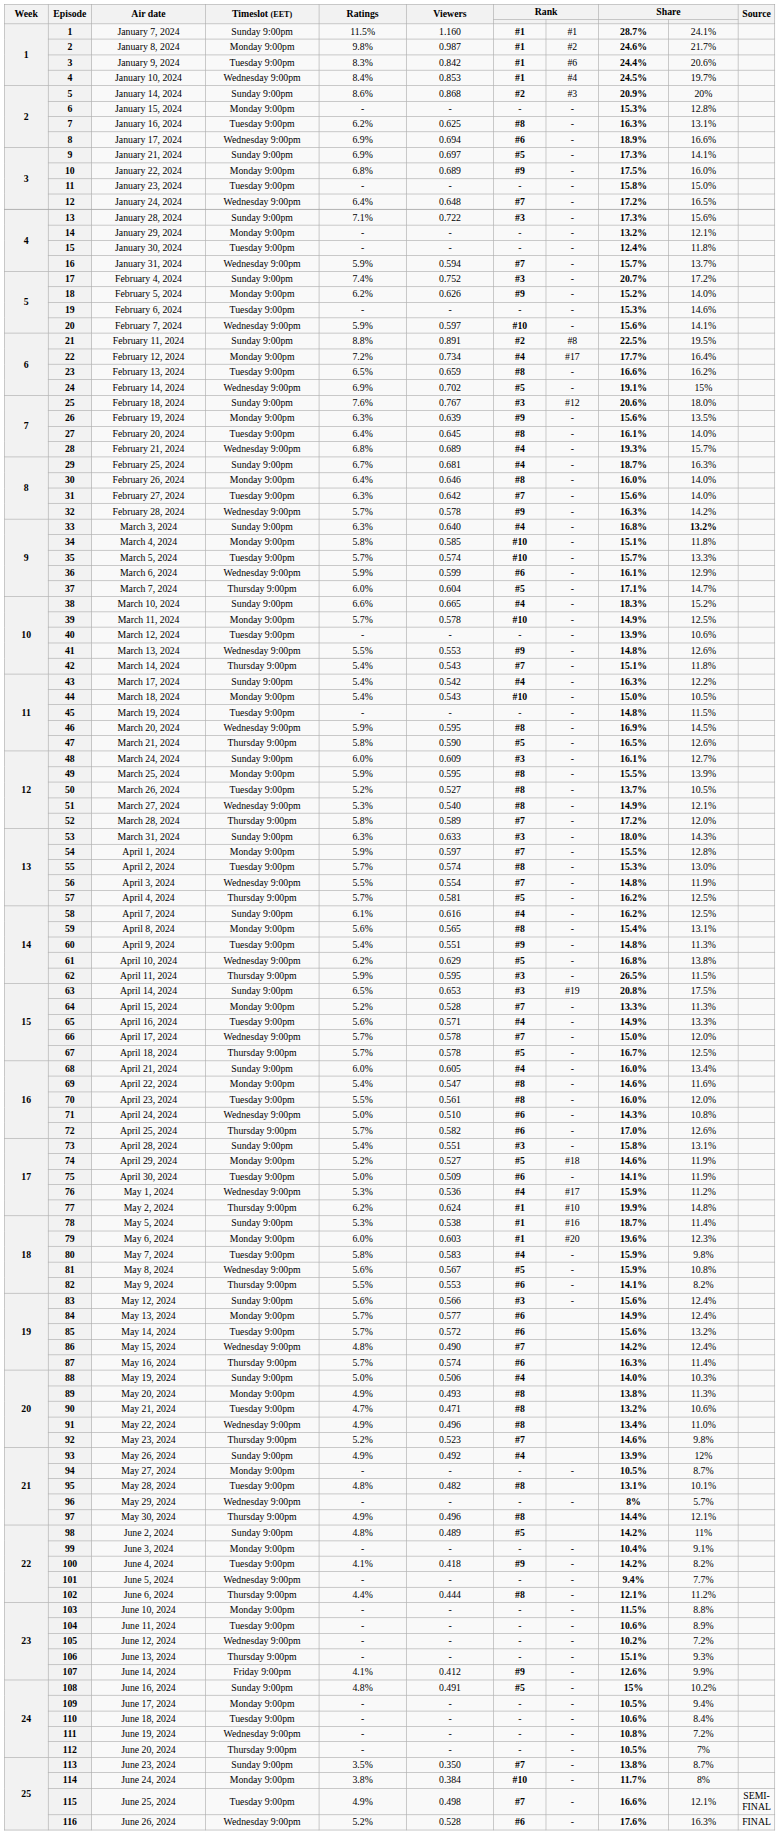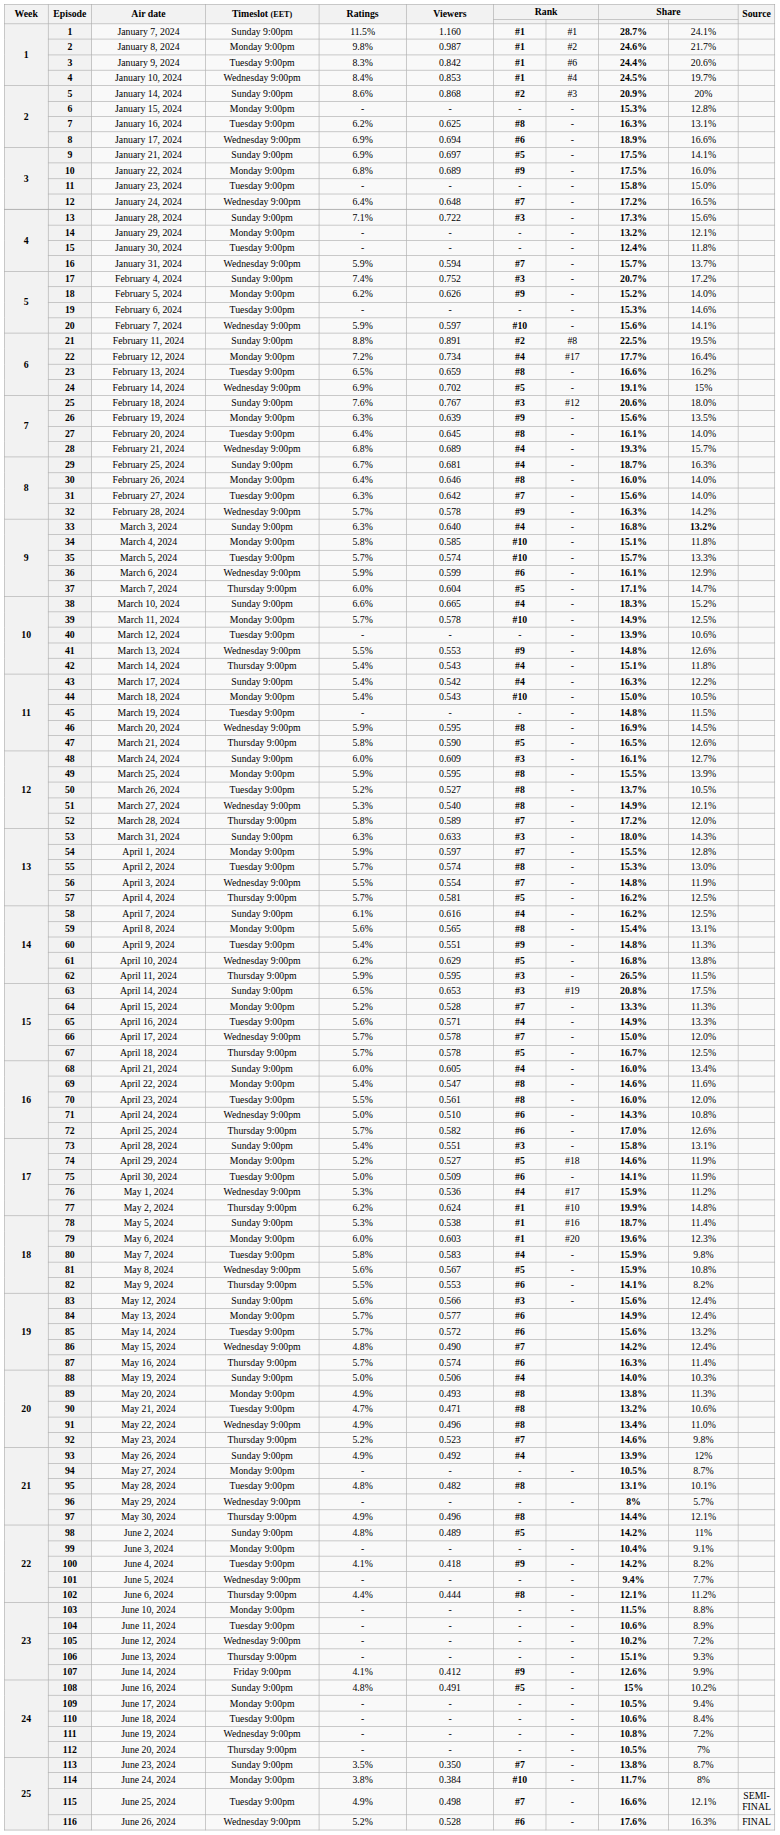(633, 155) 17.3% -> (633, 155) 17.5%
(520, 666) #7 -> (520, 666) #4
